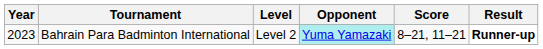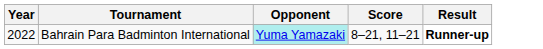- column: (276, 15)
(21, 35) 2023 -> (21, 35) 2022
